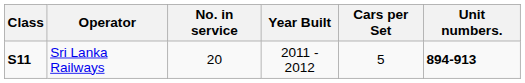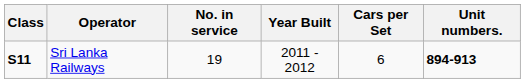(214, 59) 20 -> (214, 59) 19
(381, 59) 5 -> (381, 59) 6
